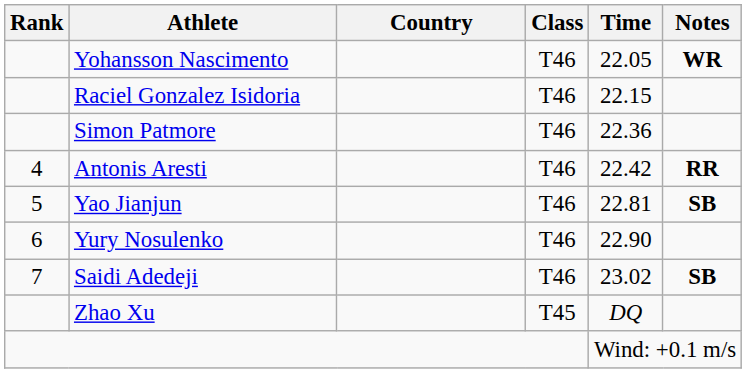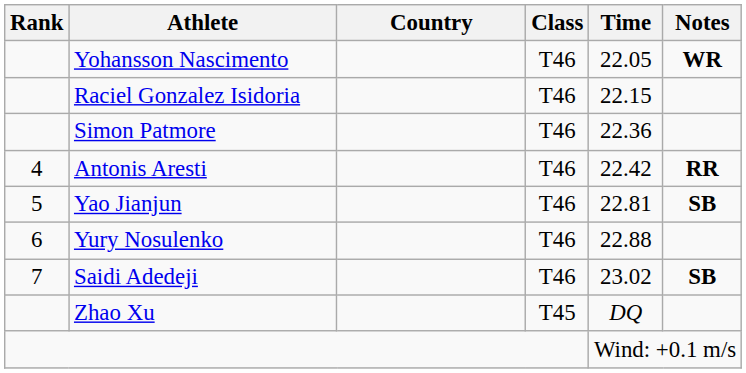(626, 240) 22.90 -> (626, 240) 22.88
